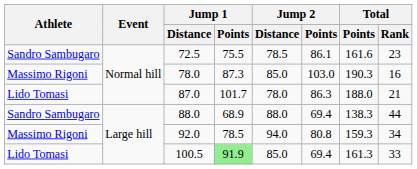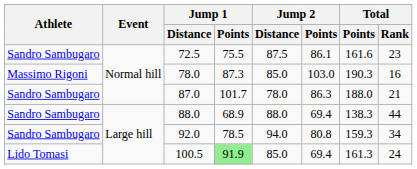(277, 54) 78.5 -> (277, 54) 87.5
(38, 94) Lido Tomasi -> (53, 94) Sandro Sambugaro
(47, 134) Massimo Rigoni -> (53, 134) Sandro Sambugaro
(395, 154) 33 -> (395, 154) 24
